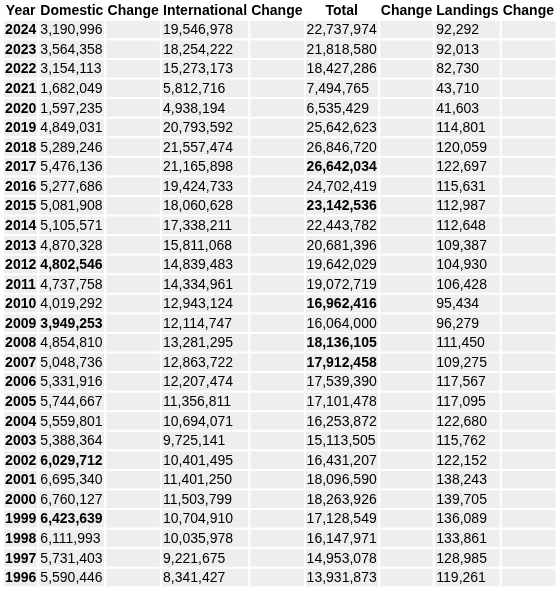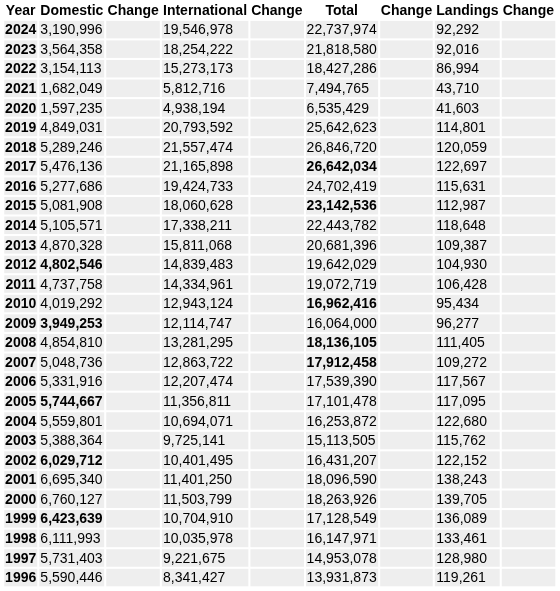(458, 49) 92,013 -> (458, 49) 92,016
(458, 69) 82,730 -> (458, 69) 86,994
(461, 225) 112,648 -> (461, 225) 118,648
(458, 323) 96,279 -> (458, 323) 96,277
(461, 343) 111,450 -> (461, 343) 111,405
(462, 362) 109,275 -> (462, 362) 109,272
(72, 401) normal -> (72, 401) bold
(462, 538) 133,861 -> (462, 538) 133,461
(462, 558) 128,985 -> (462, 558) 128,980
